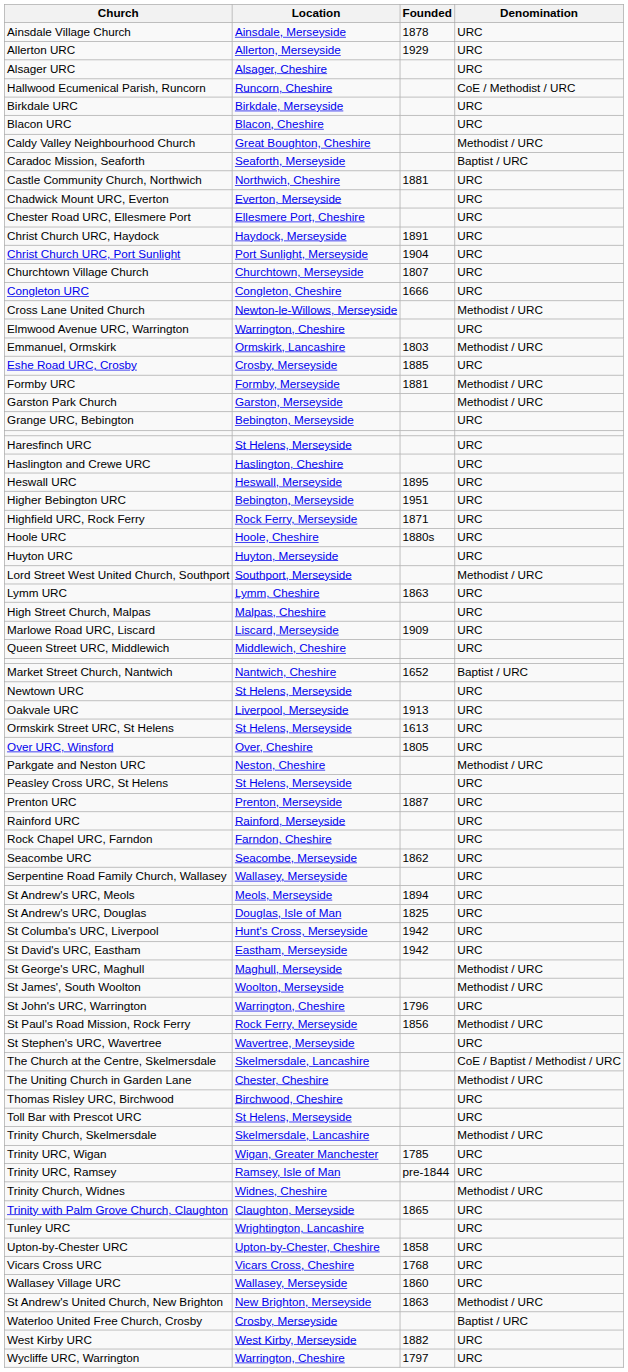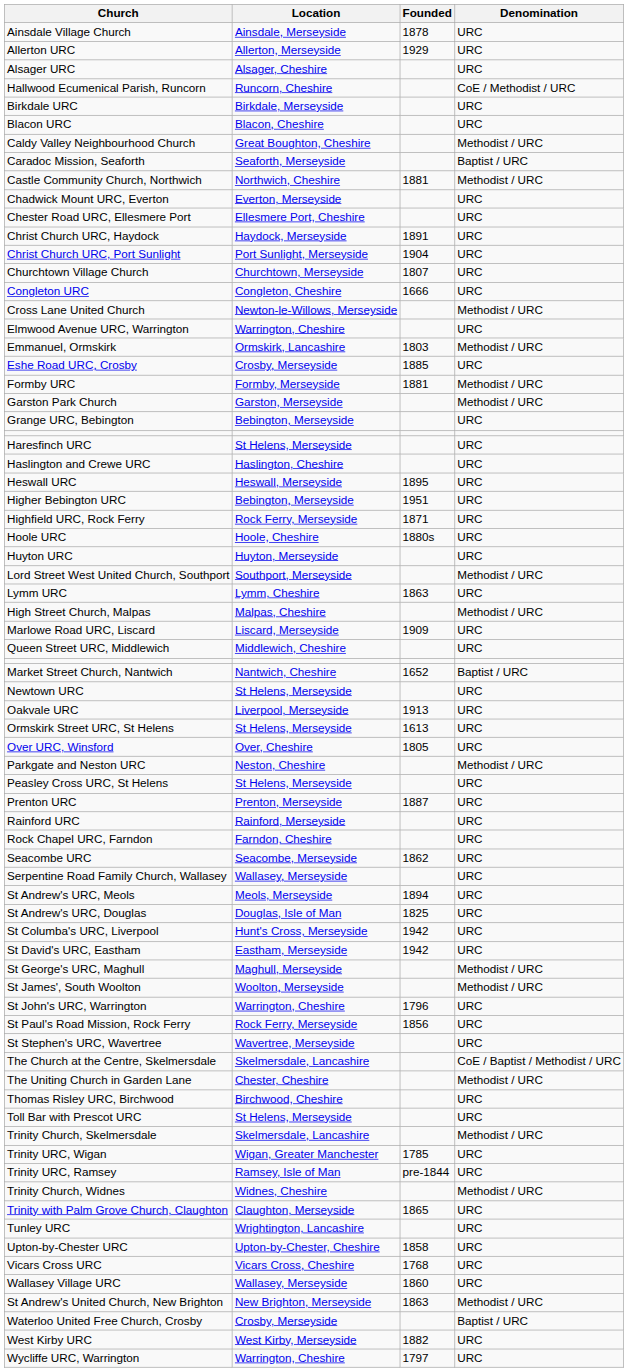(470, 180) URC -> (500, 180) Methodist / URC
(470, 611) URC -> (500, 611) Methodist / URC
(500, 1024) Methodist / URC -> (470, 1024) URC
